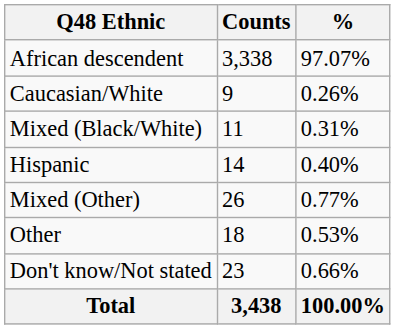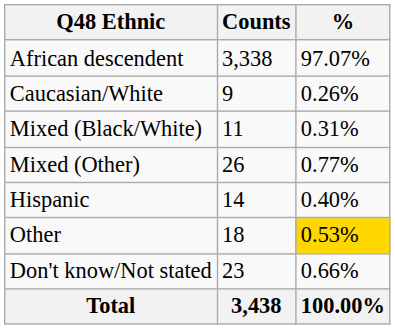rows swapped: (75, 199) <-> (50, 164)
(330, 235) no background -> (330, 235) gold background
